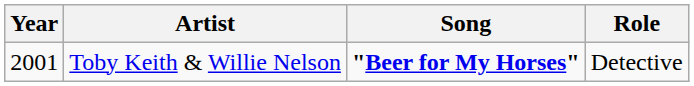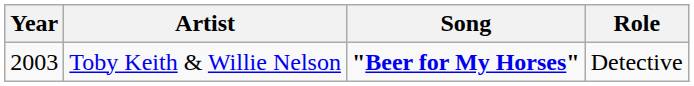(34, 61) 2001 -> (34, 61) 2003
